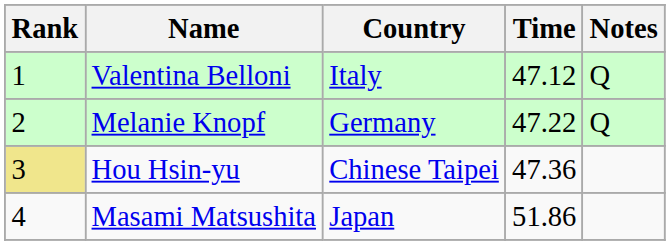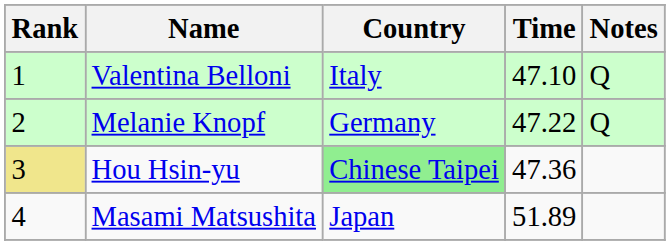(544, 75) 47.12 -> (544, 75) 47.10
(414, 169) no background -> (414, 169) lightgreen background
(544, 216) 51.86 -> (544, 216) 51.89
